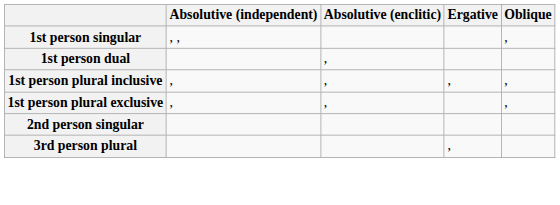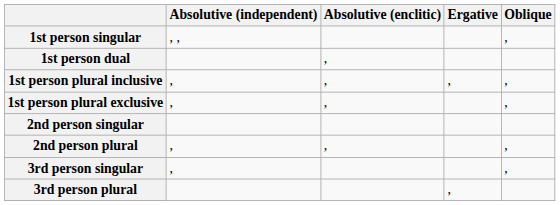+ row: (85, 146)
+ row: (85, 168)
